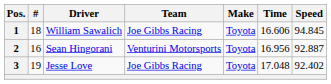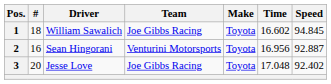(275, 31) 16.606 -> (275, 31) 16.602
(36, 66) 19 -> (36, 66) 20
